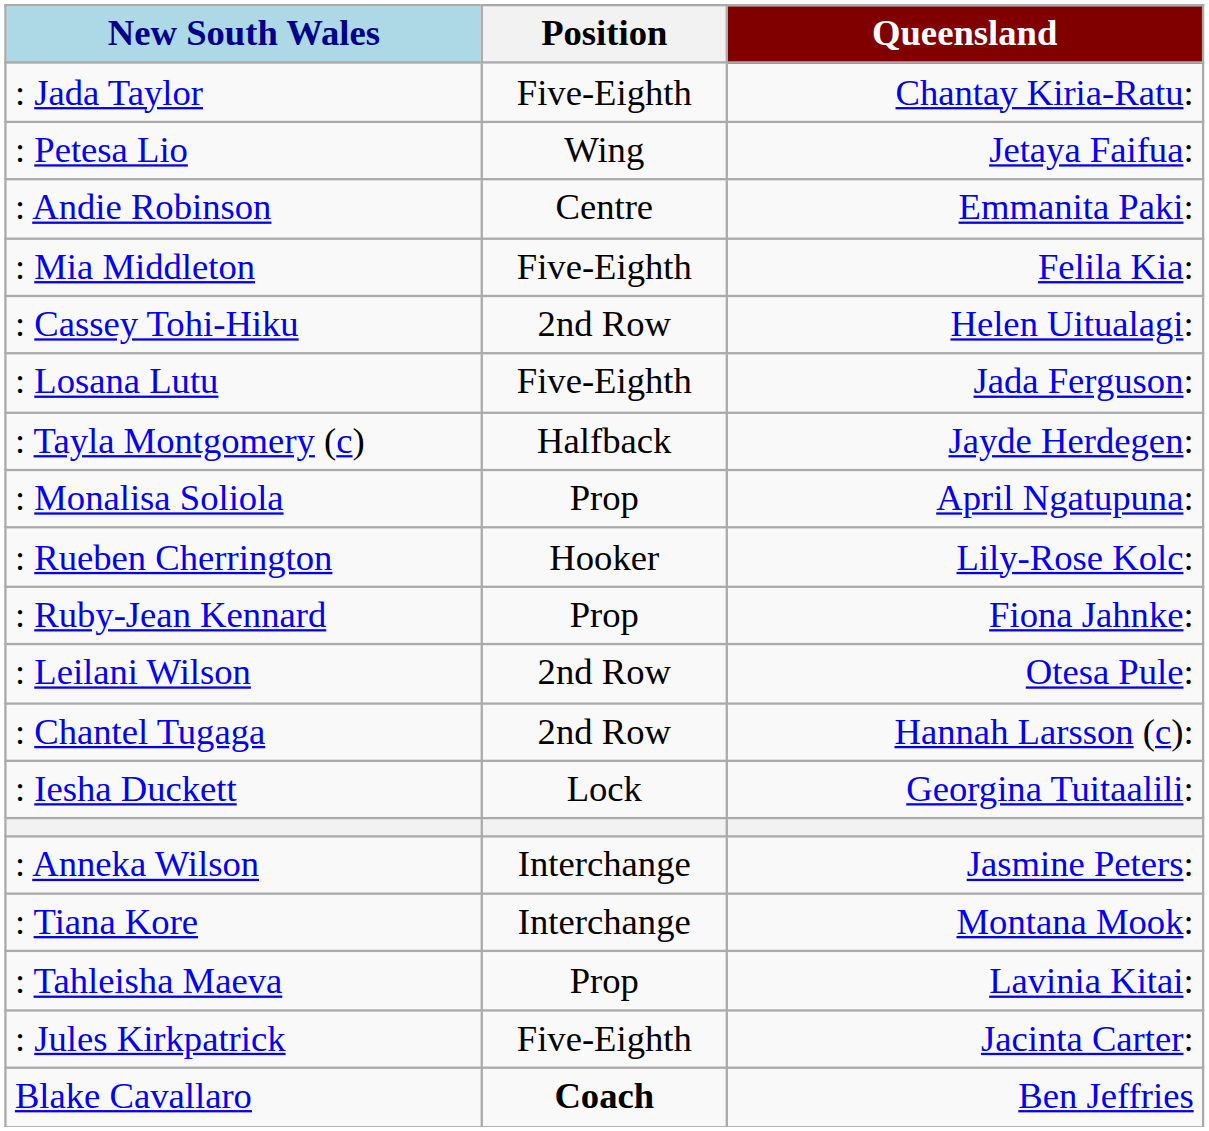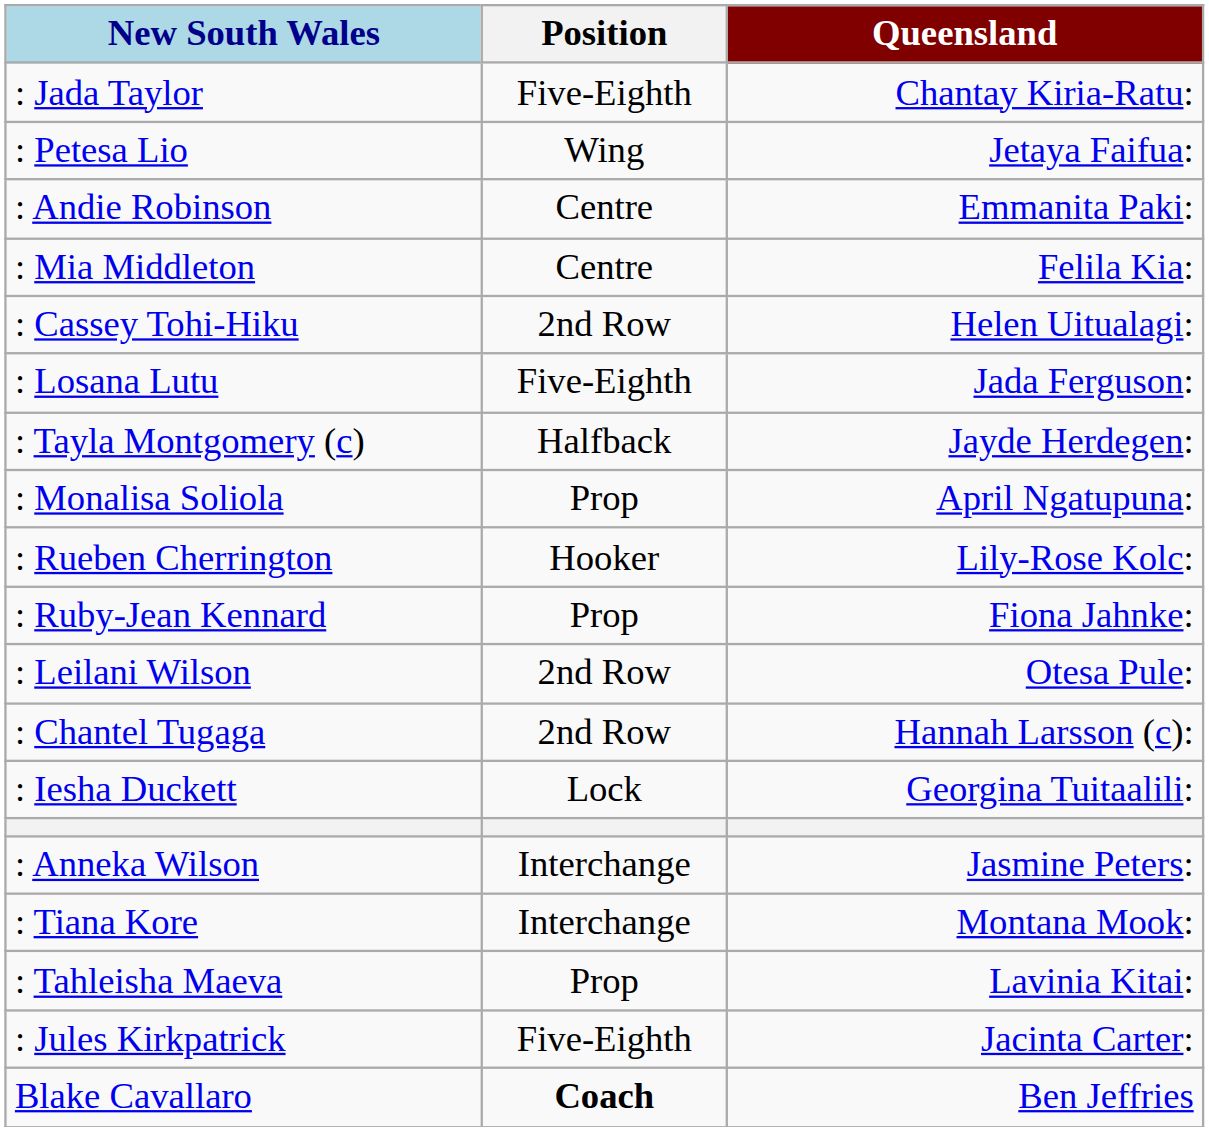(604, 265) Five-Eighth -> (604, 265) Centre
